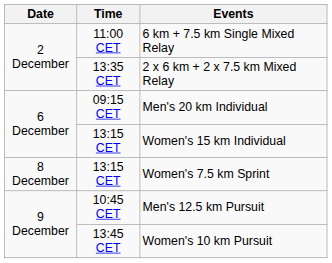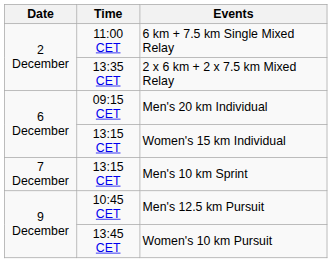+ row: (195, 174)
- row: (206, 174)
